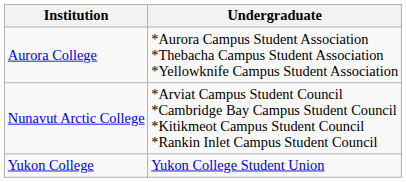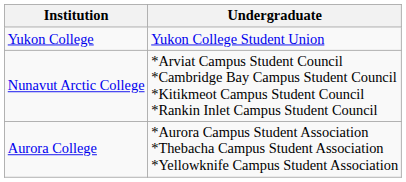rows swapped: (52, 54) <-> (51, 165)
